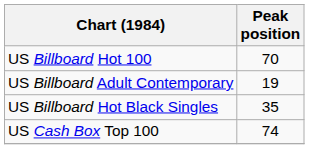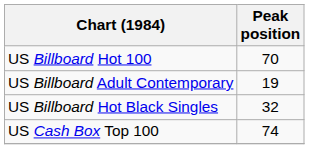(270, 107) 35 -> (270, 107) 32
